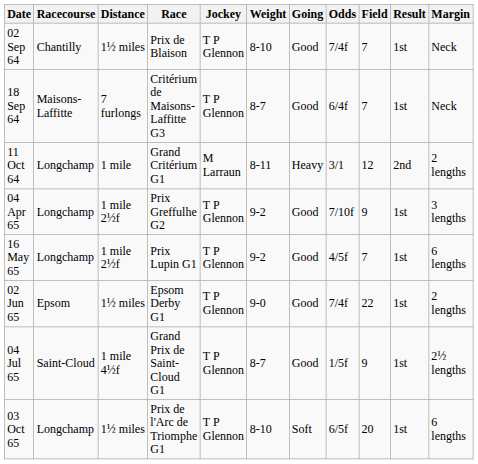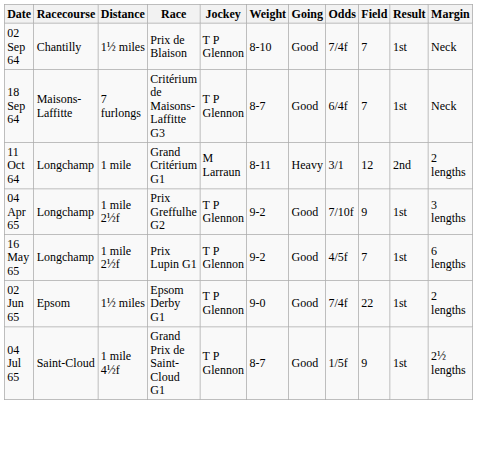- row: (16, 429)
